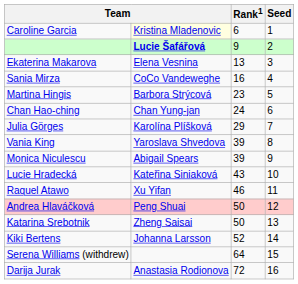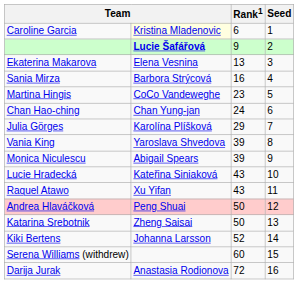(177, 79) CoCo Vandeweghe -> (172, 79) Barbora Strýcová
(172, 95) Barbora Strýcová -> (177, 95) CoCo Vandeweghe
(239, 191) 46 -> (239, 191) 43
(239, 255) 64 -> (239, 255) 60
